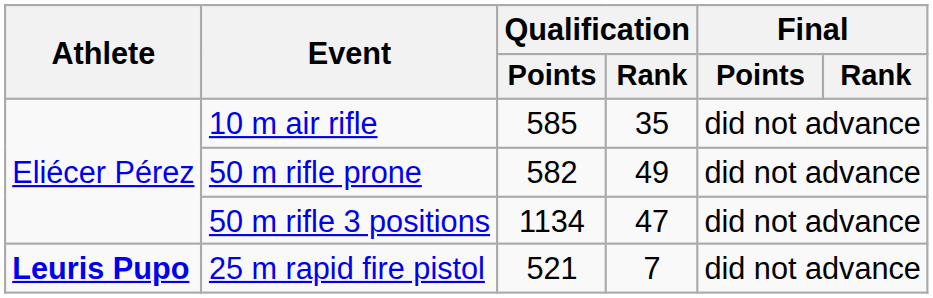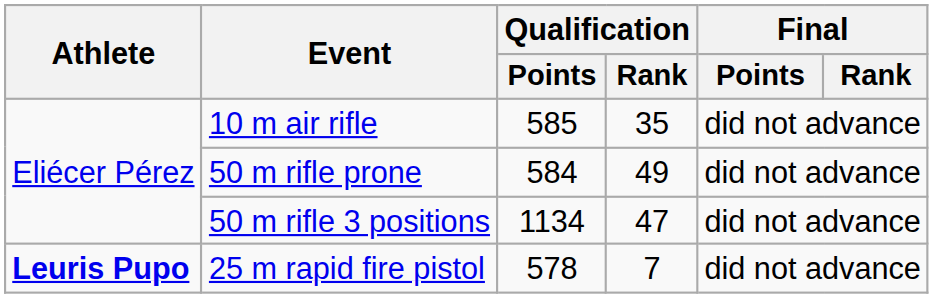(552, 172) 582 -> (552, 172) 584
(552, 269) 521 -> (552, 269) 578
